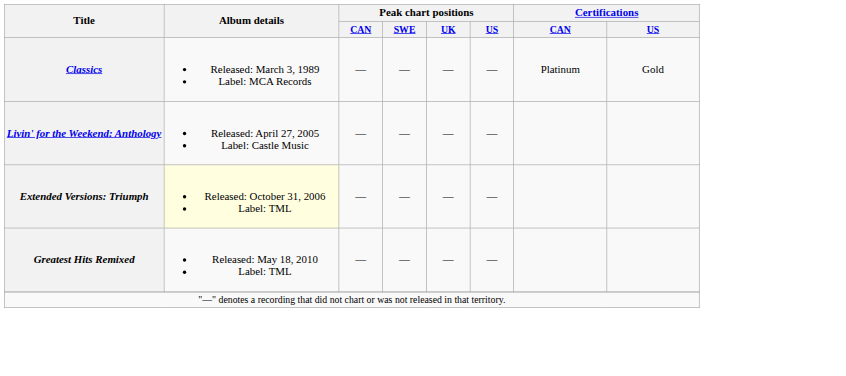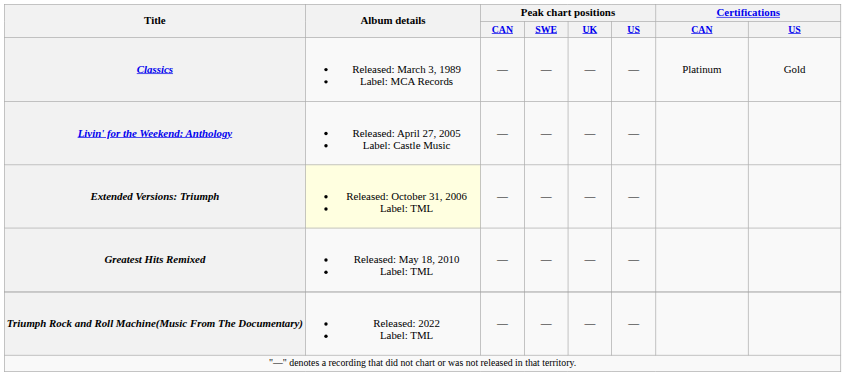+ row: (155, 323)
